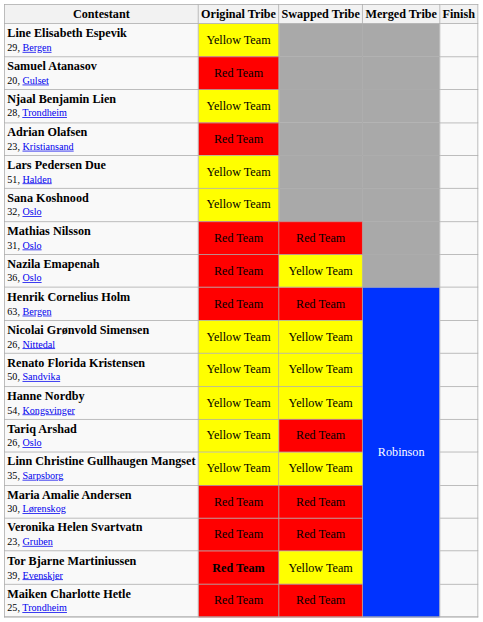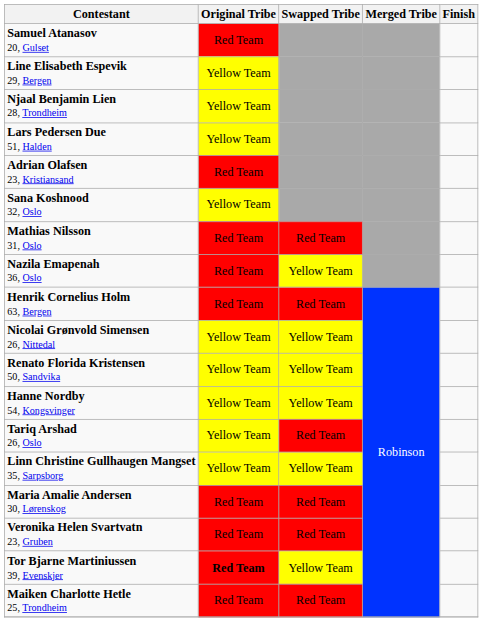rows swapped: (67, 40) <-> (52, 73)
rows swapped: (47, 139) <-> (57, 172)
